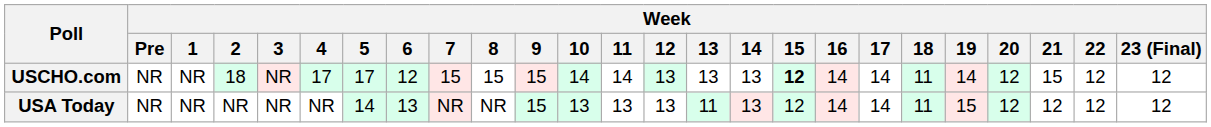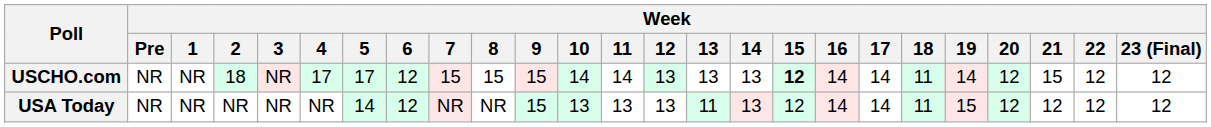(407, 106) 13 -> (407, 106) 12
